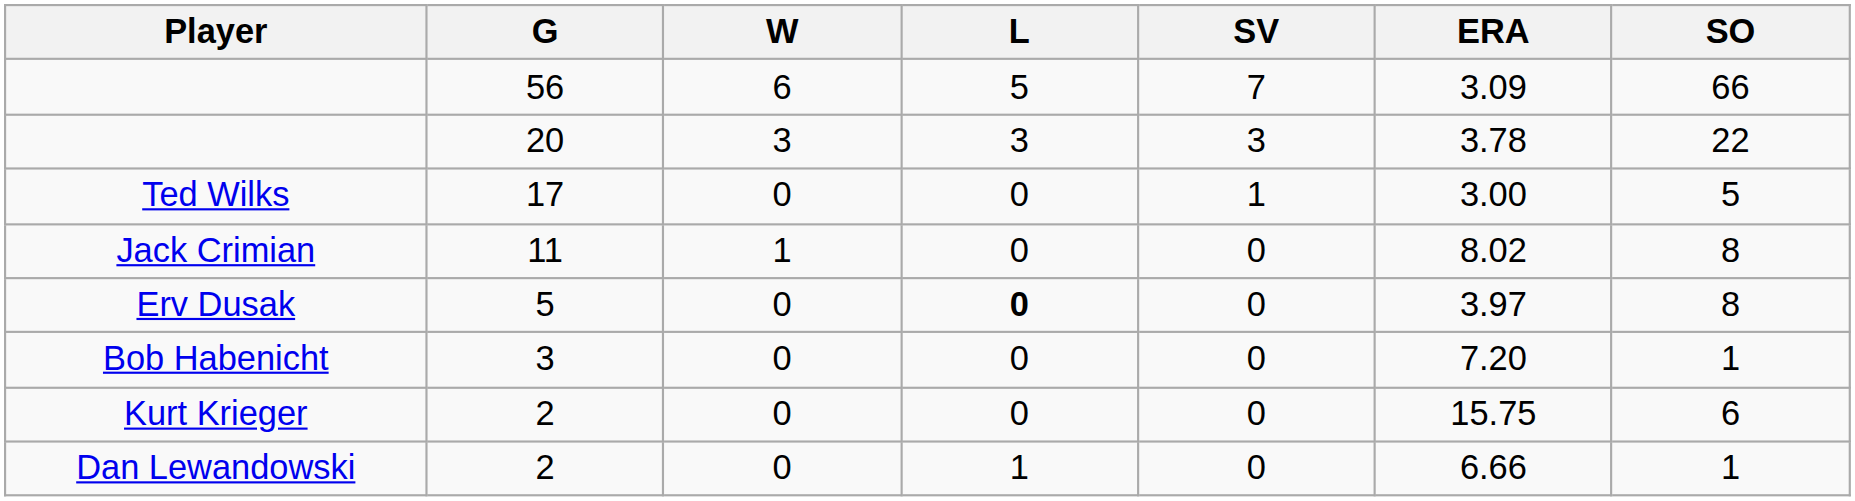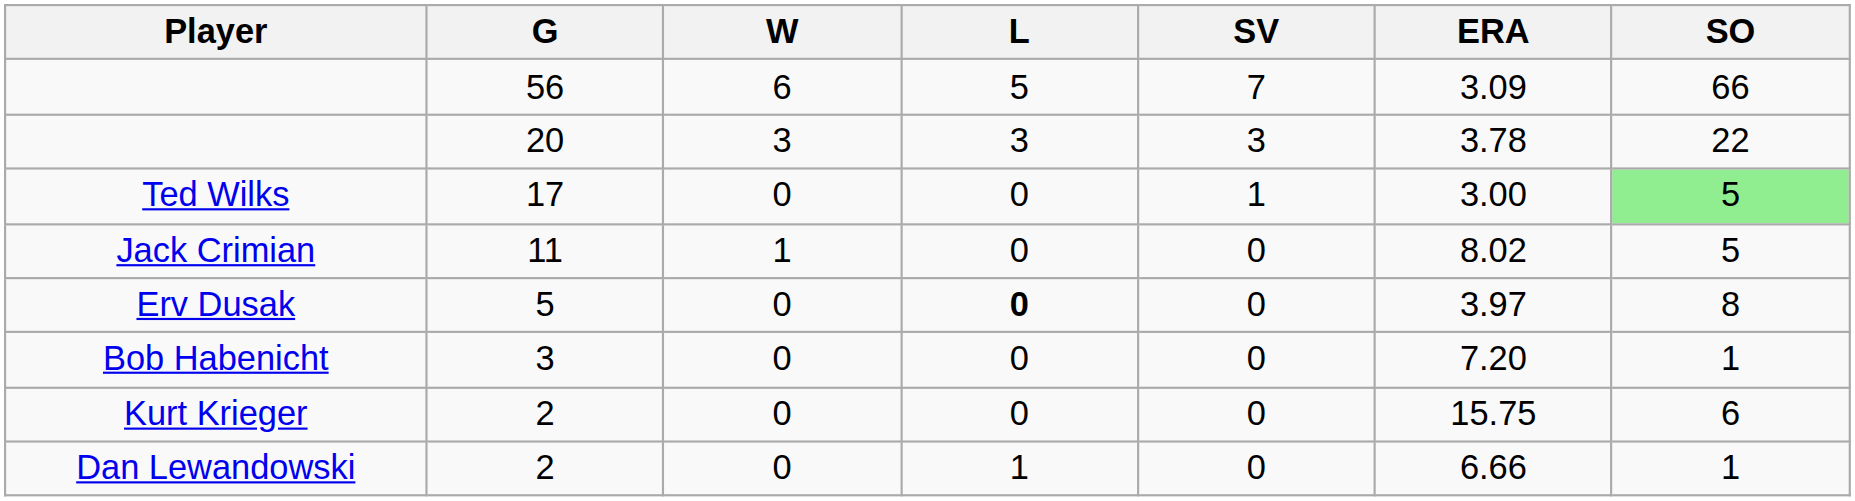(1731, 195) no background -> (1731, 195) lightgreen background
(1731, 250) 8 -> (1731, 250) 5
